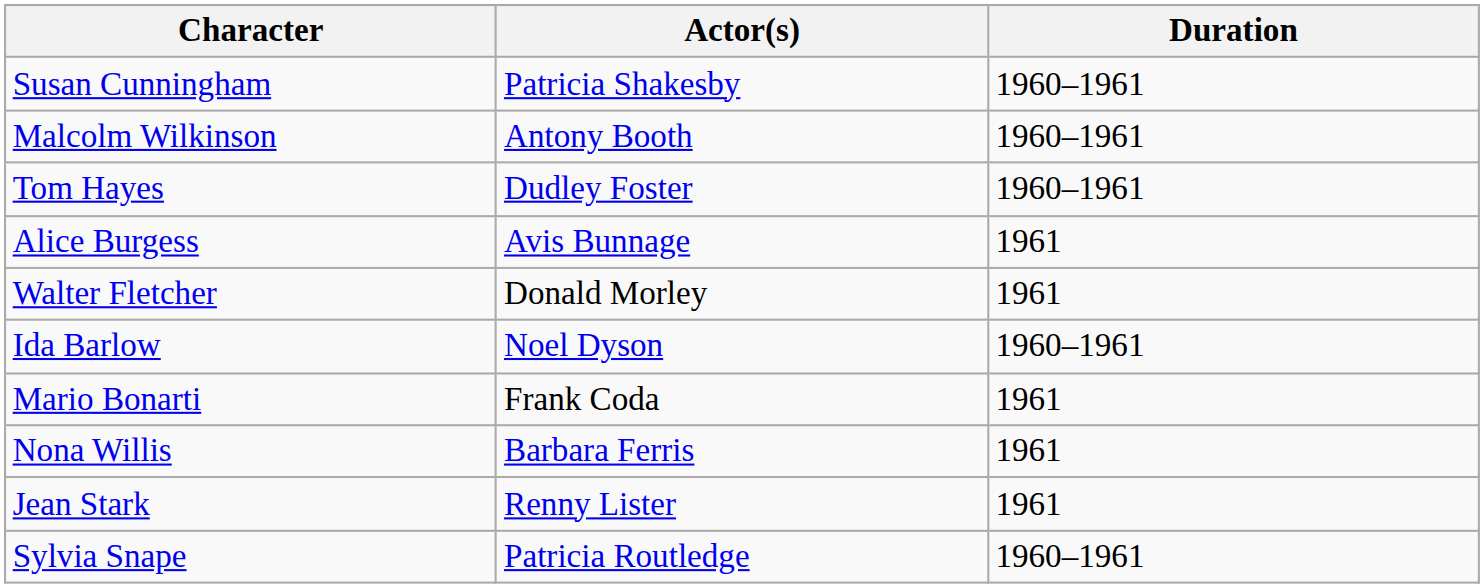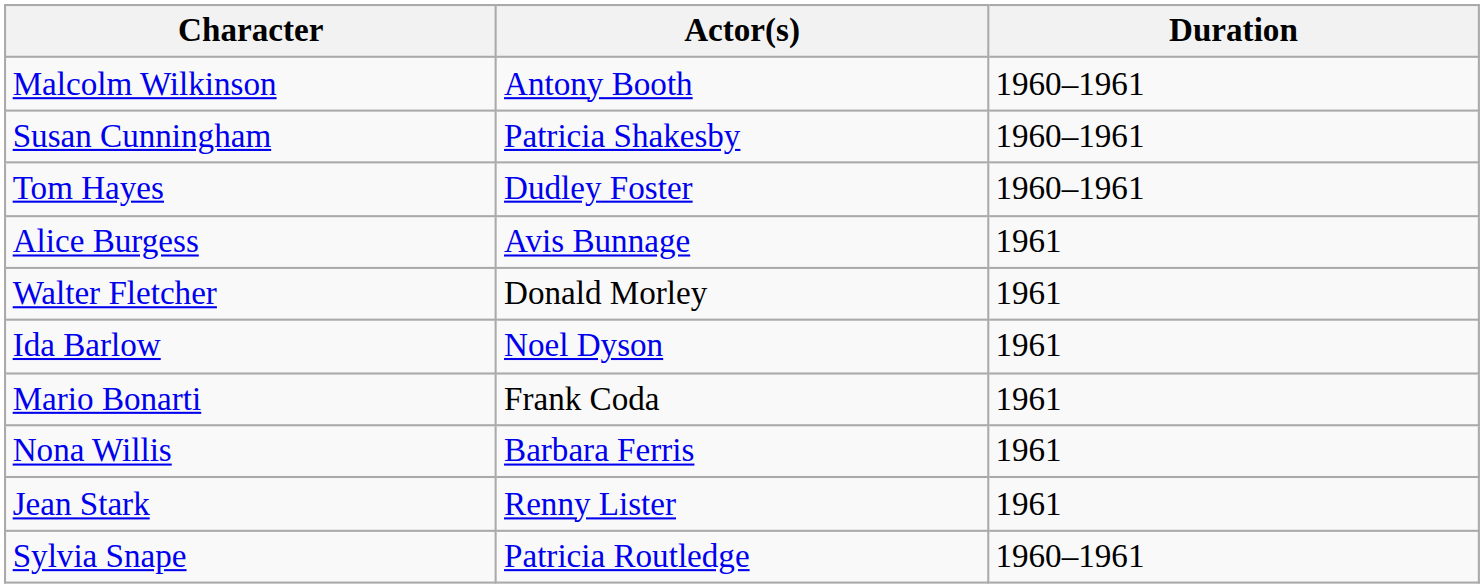rows swapped: (145, 135) <-> (142, 83)
(1070, 345) 1960–1961 -> (1029, 345) 1961
